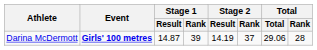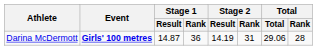(196, 39) 39 -> (196, 39) 36
(249, 39) 37 -> (249, 39) 31
